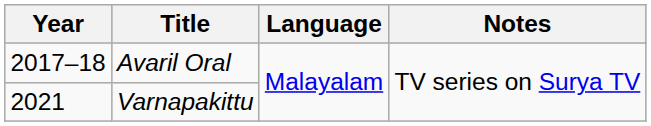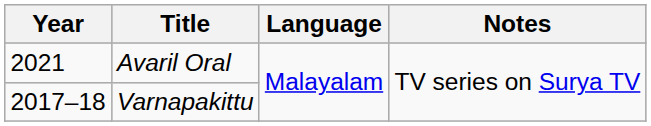(58, 62) 2017–18 -> (38, 62) 2021
(38, 101) 2021 -> (58, 101) 2017–18
